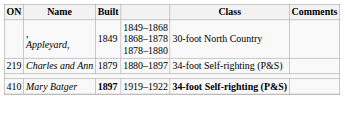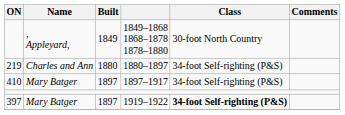(108, 66) 1879 -> (108, 66) 1880
+ row: (52, 81)
(14, 86) 410 -> (14, 102) 397
(108, 86) bold -> (108, 102) normal
